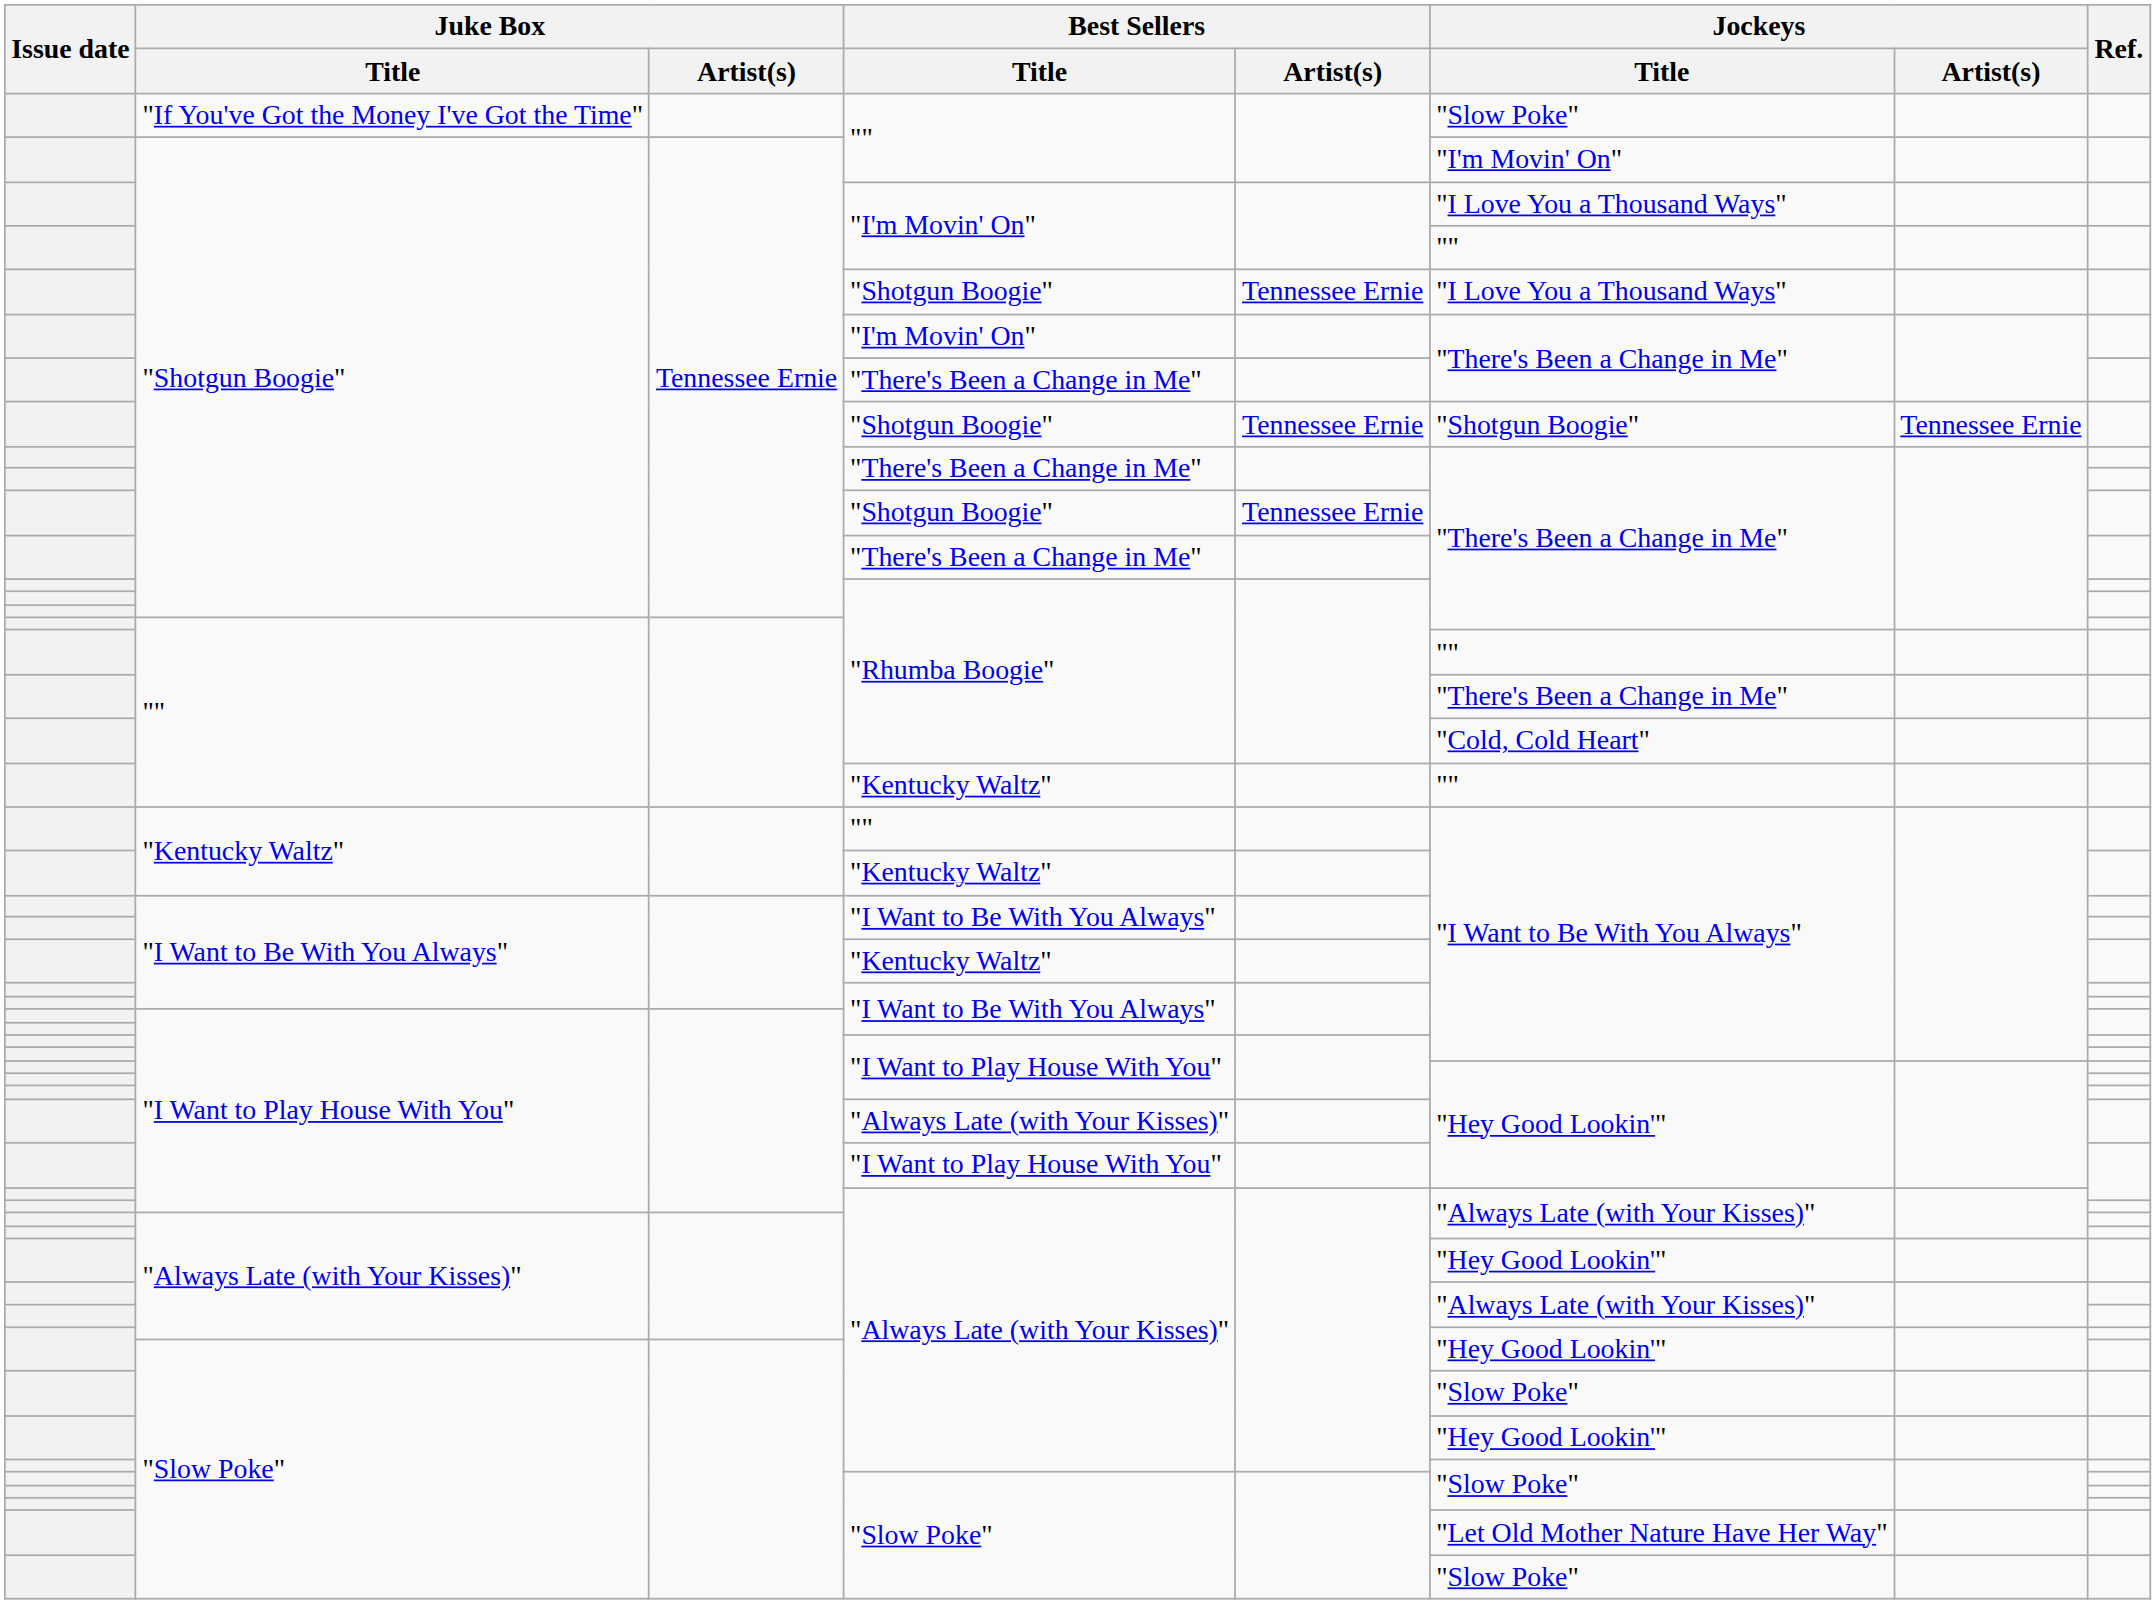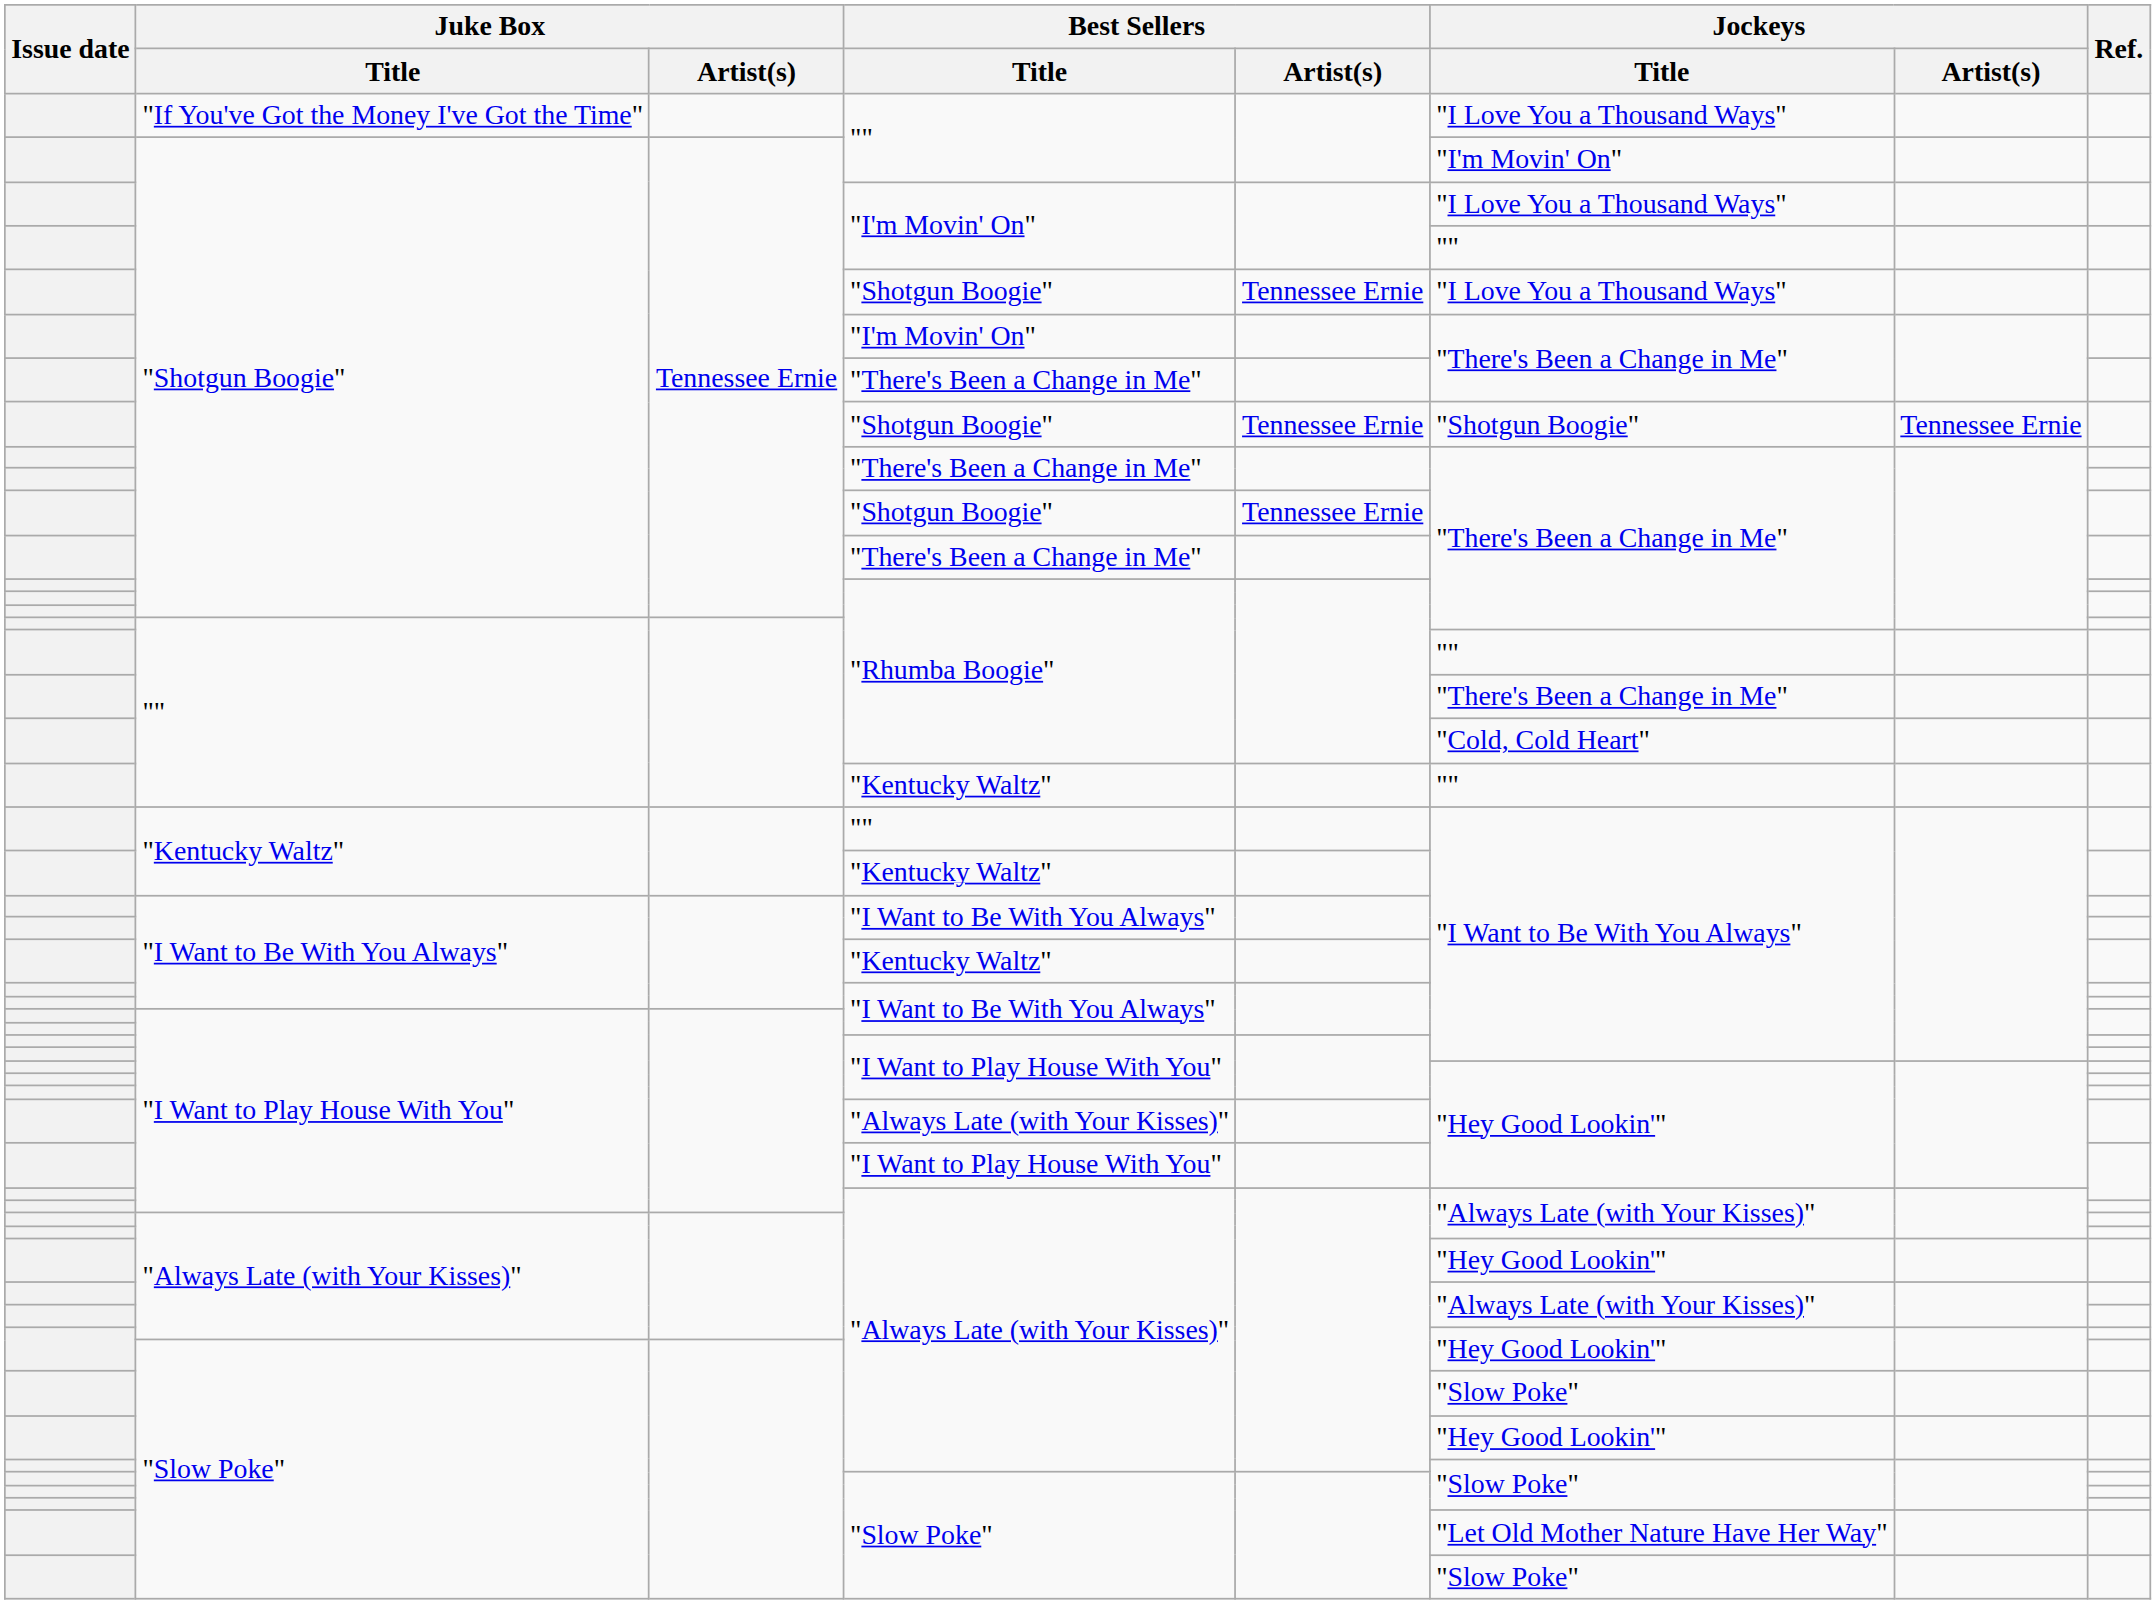(1507, 114) "Slow Poke" -> (1611, 114) "I Love You a Thousand Ways"
